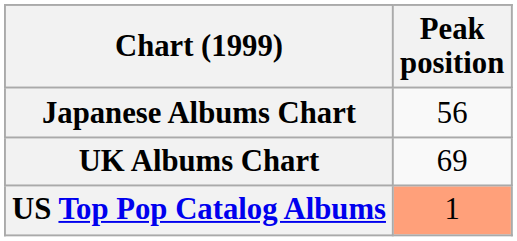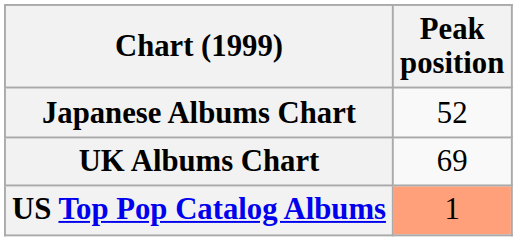(452, 112) 56 -> (452, 112) 52
